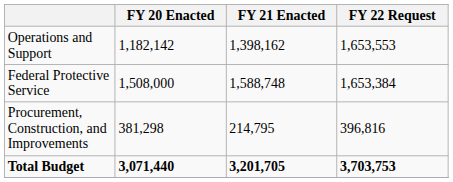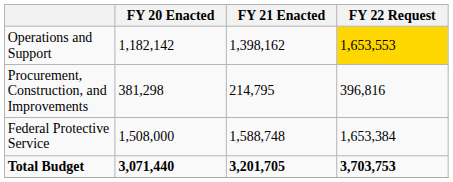(368, 45) no background -> (368, 45) gold background
rows swapped: (57, 128) <-> (58, 83)
